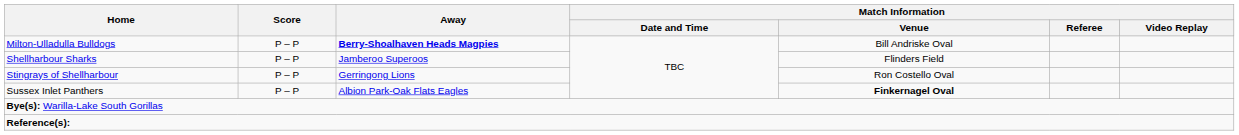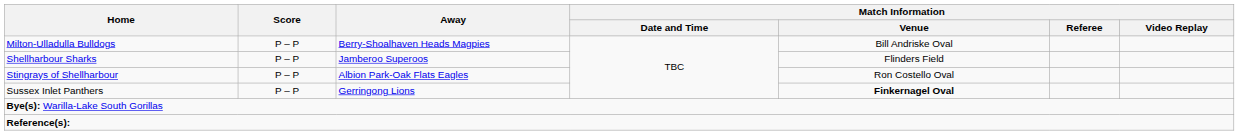(418, 43) bold -> (414, 43) normal
(377, 75) Gerringong Lions -> (403, 75) Albion Park-Oak Flats Eagles
(403, 91) Albion Park-Oak Flats Eagles -> (377, 91) Gerringong Lions
